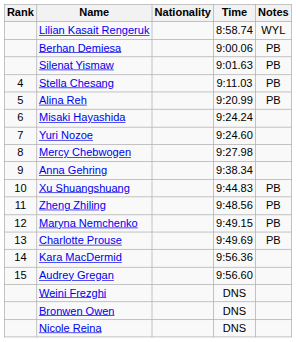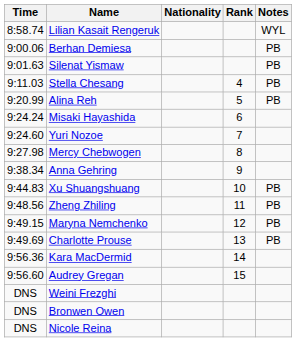columns swapped: (20, 13) <-> (234, 13)
